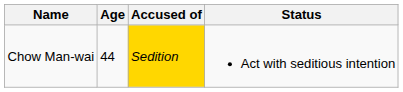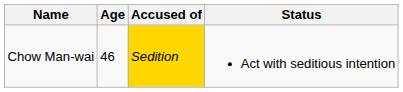(108, 56) 44 -> (108, 56) 46
